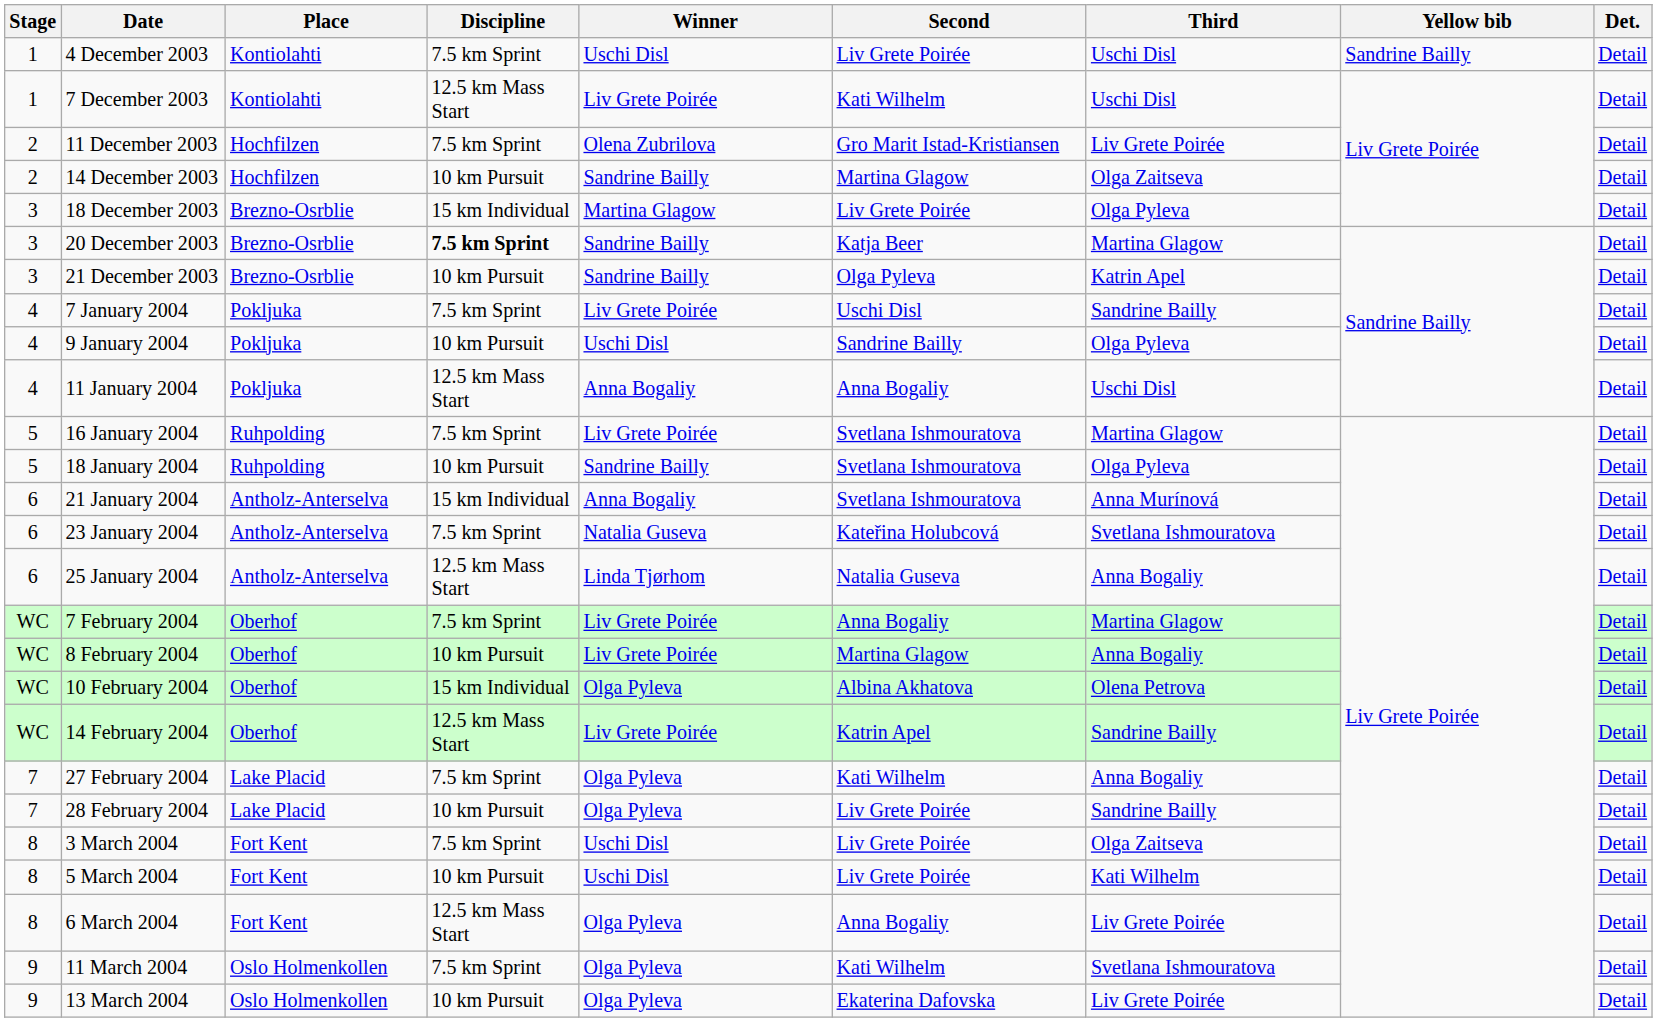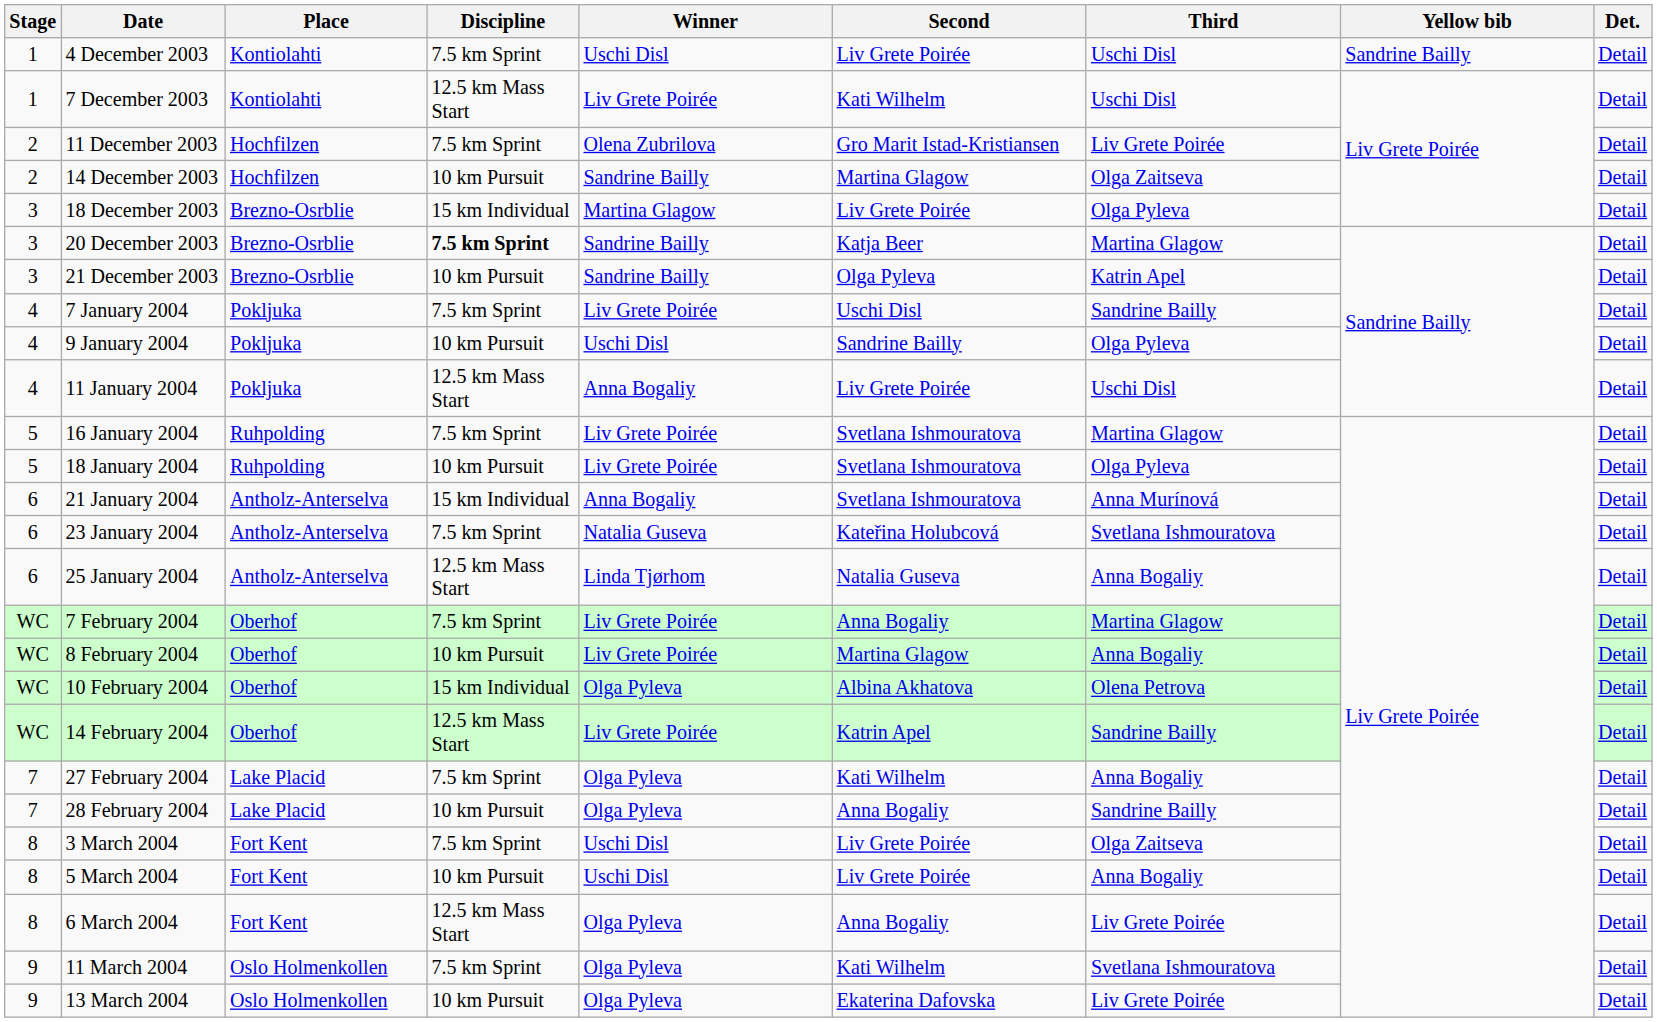(893, 387) Anna Bogaliy -> (903, 387) Liv Grete Poirée
(646, 465) Sandrine Bailly -> (650, 465) Liv Grete Poirée
(903, 811) Liv Grete Poirée -> (893, 811) Anna Bogaliy
(1145, 877) Kati Wilhelm -> (1147, 877) Anna Bogaliy
